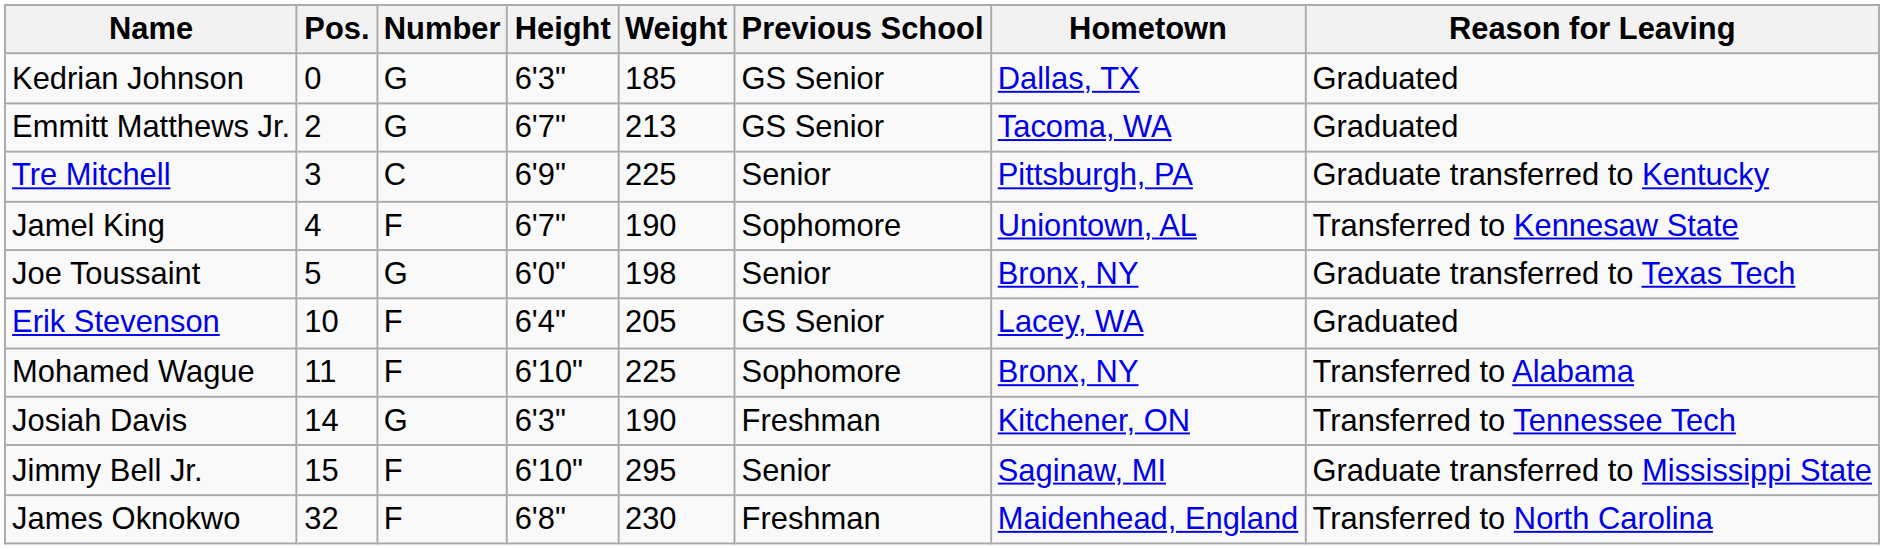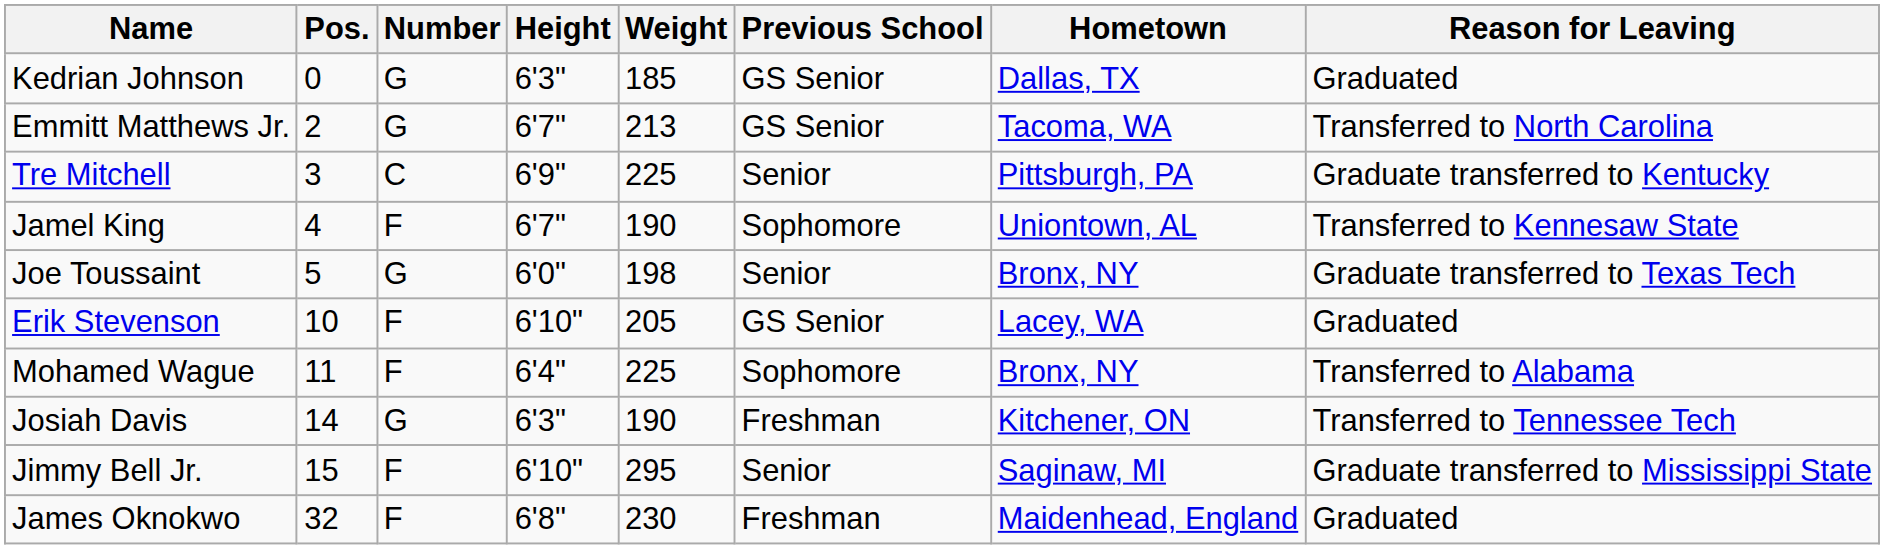(1385, 126) Graduated -> (1513, 126) Transferred to North Carolina
(540, 322) 6'4" -> (549, 322) 6'10"
(549, 371) 6'10" -> (540, 371) 6'4"
(1513, 518) Transferred to North Carolina -> (1385, 518) Graduated
